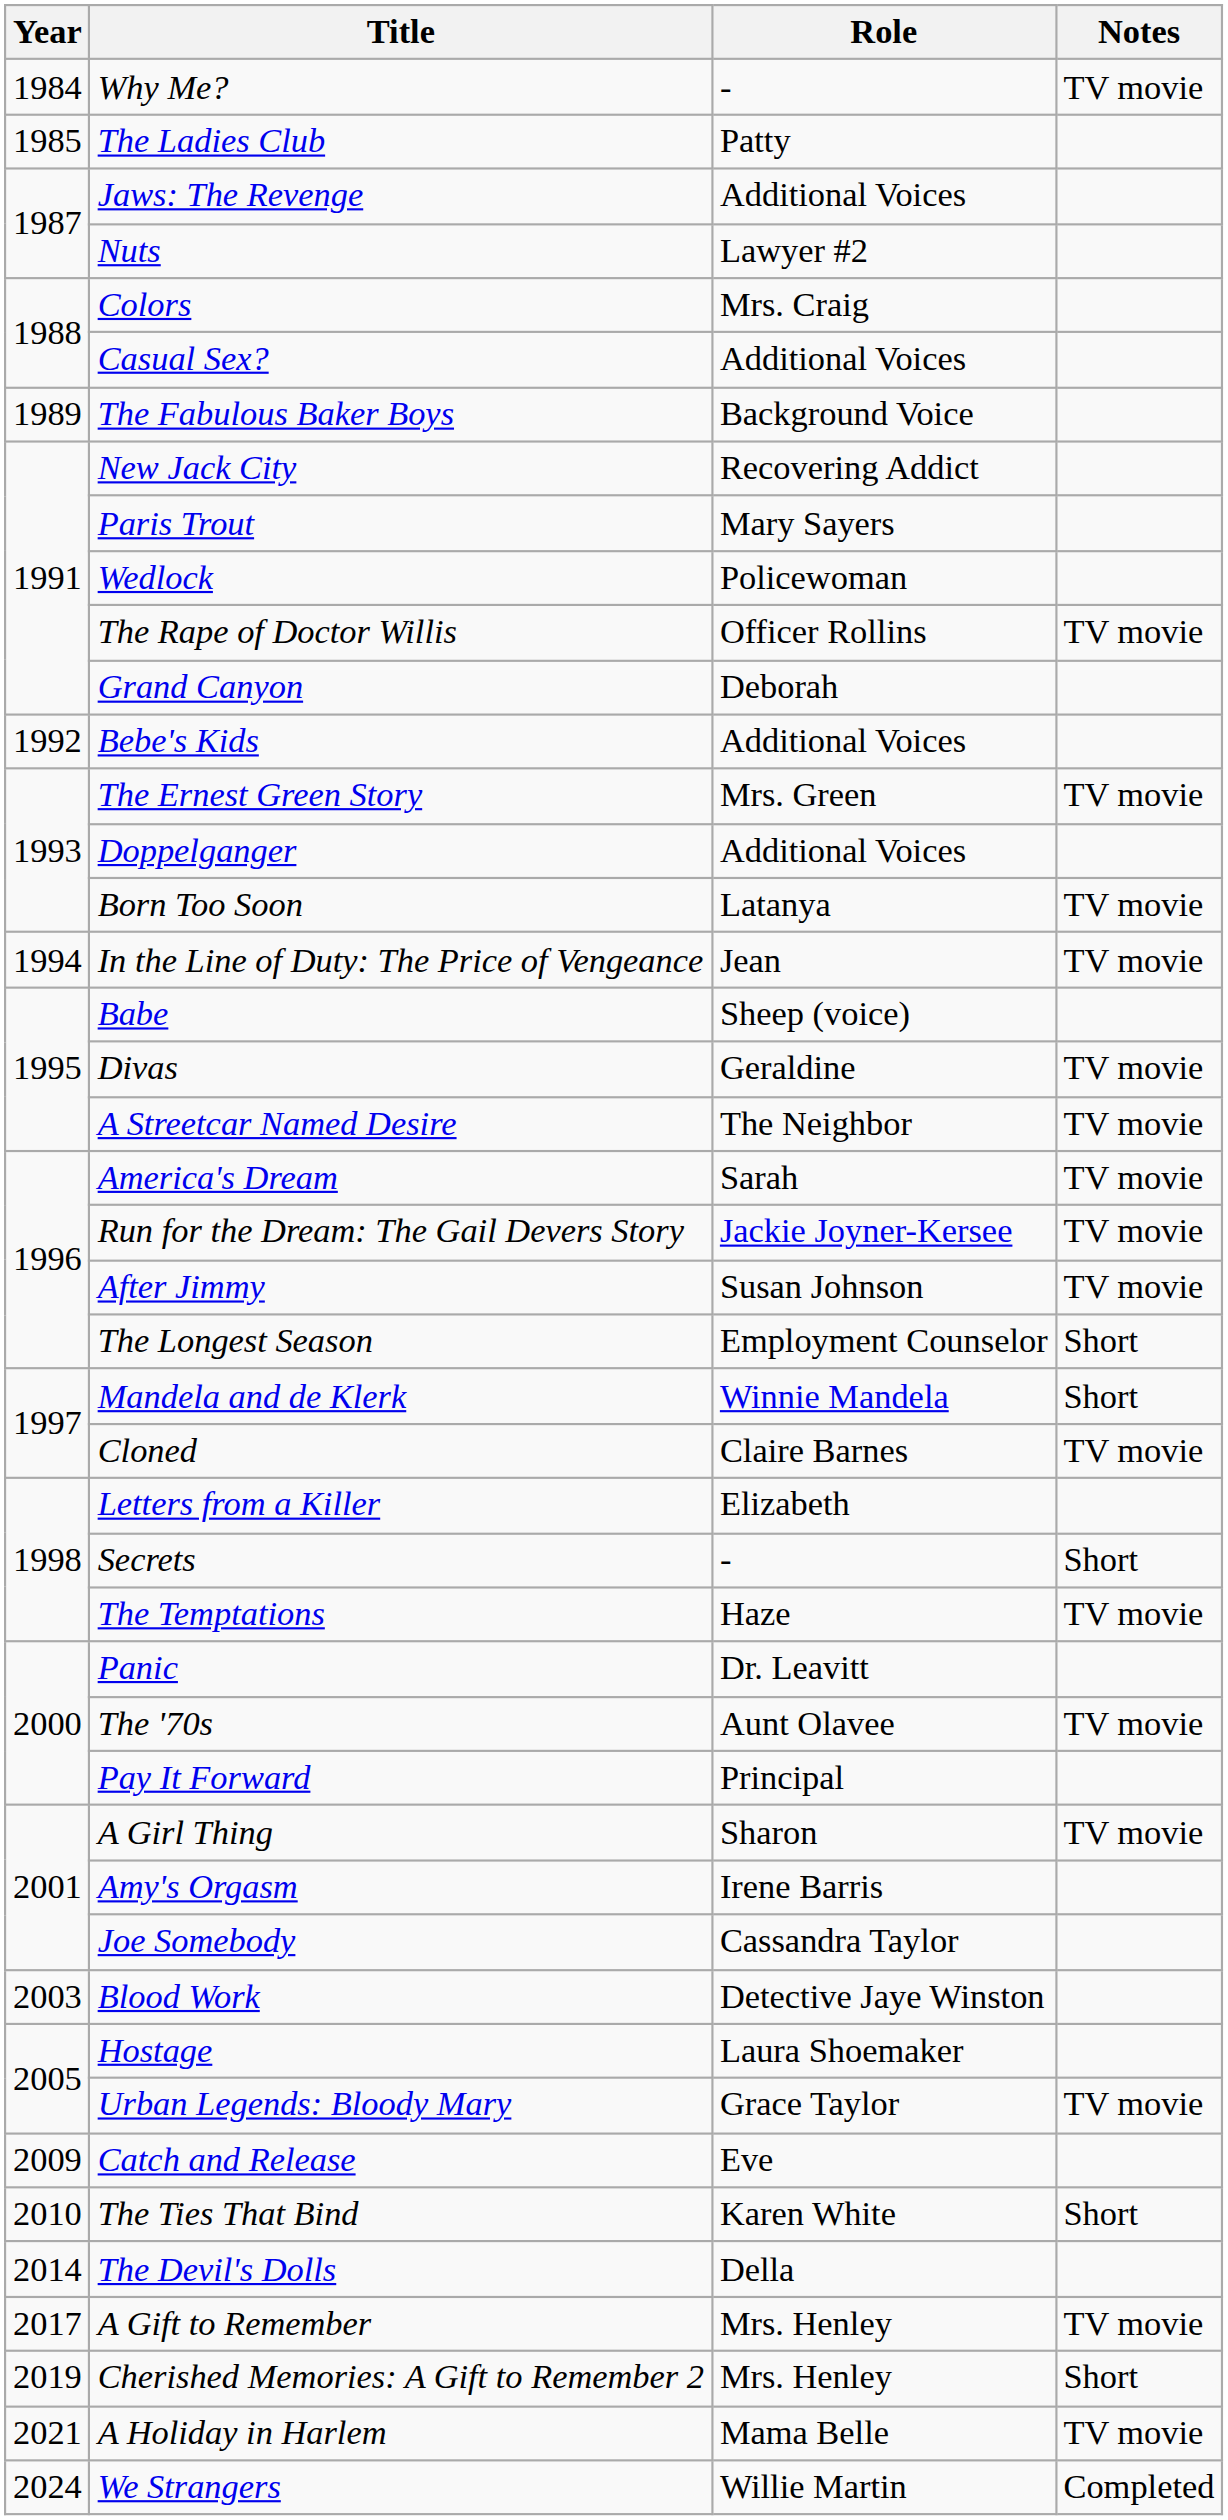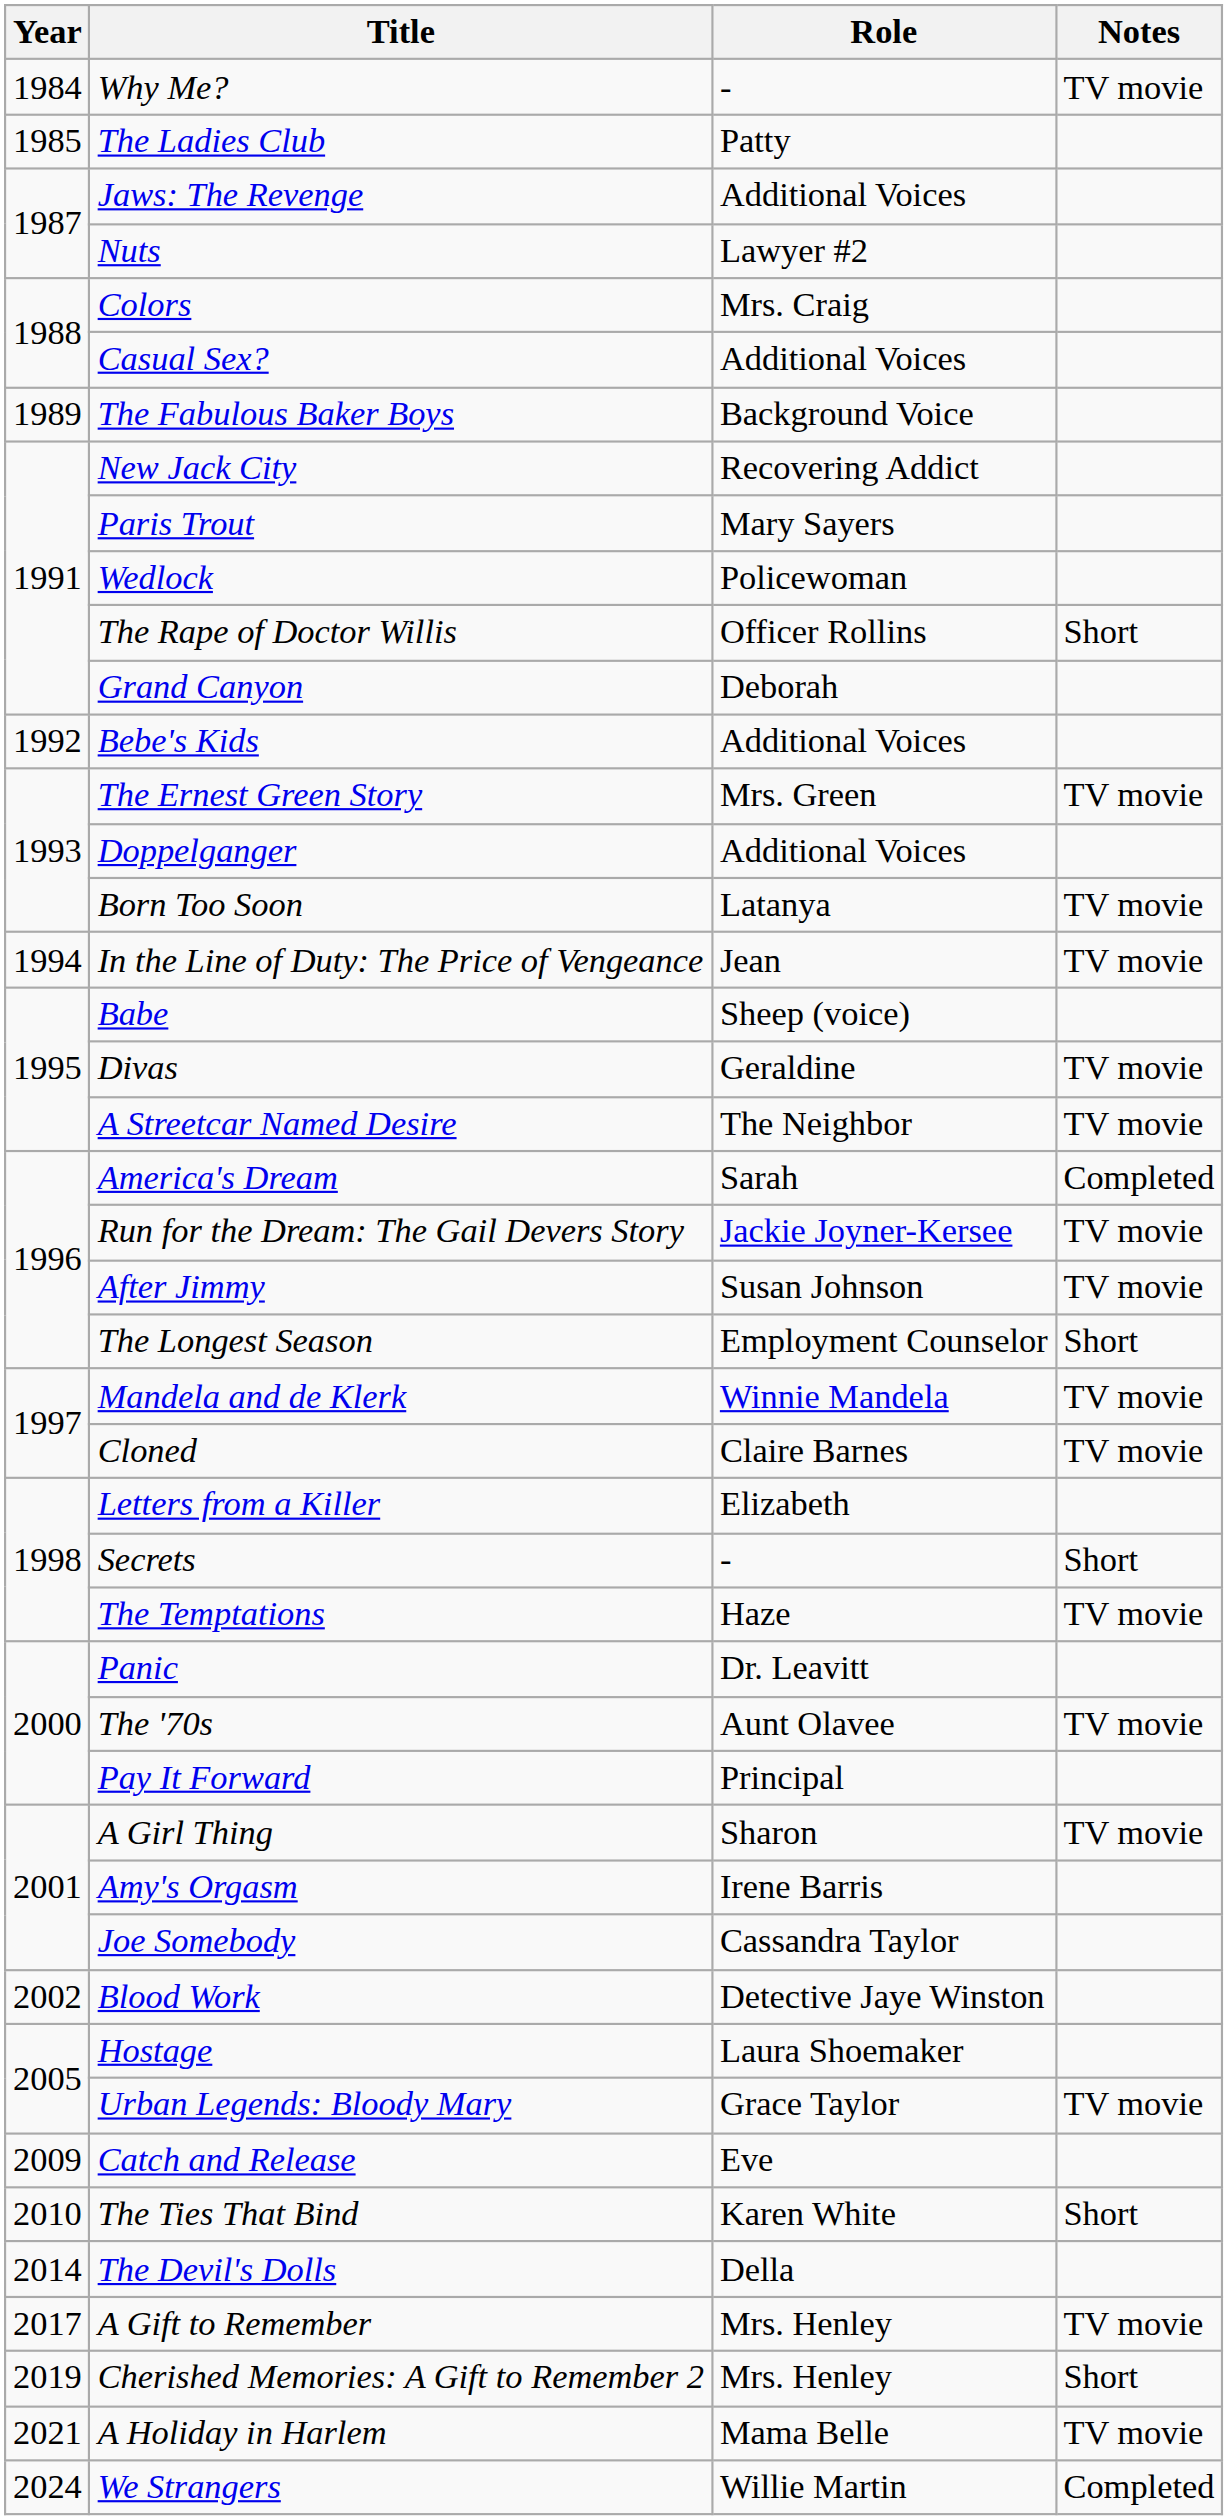(1133, 631) TV movie -> (1101, 631) Short
(1133, 1177) TV movie -> (1139, 1177) Completed
(1101, 1395) Short -> (1133, 1395) TV movie
(47, 1995) 2003 -> (47, 1995) 2002
